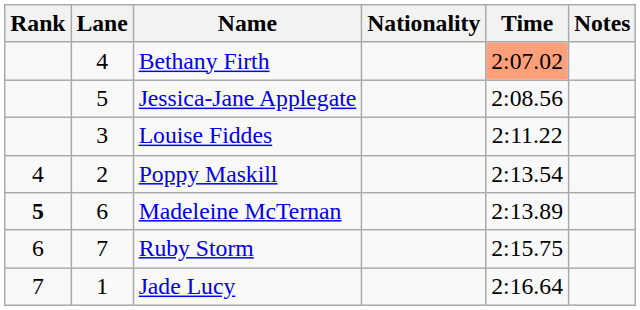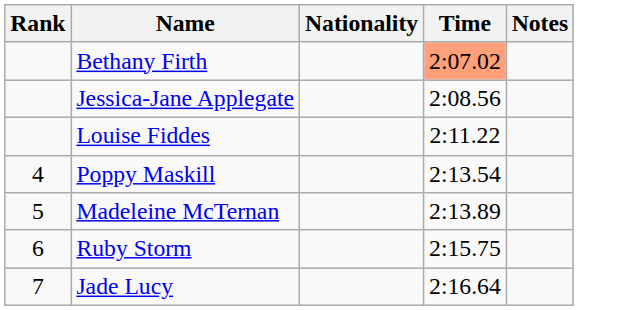- column: (102, 23)
(38, 211) bold -> (38, 211) normal
